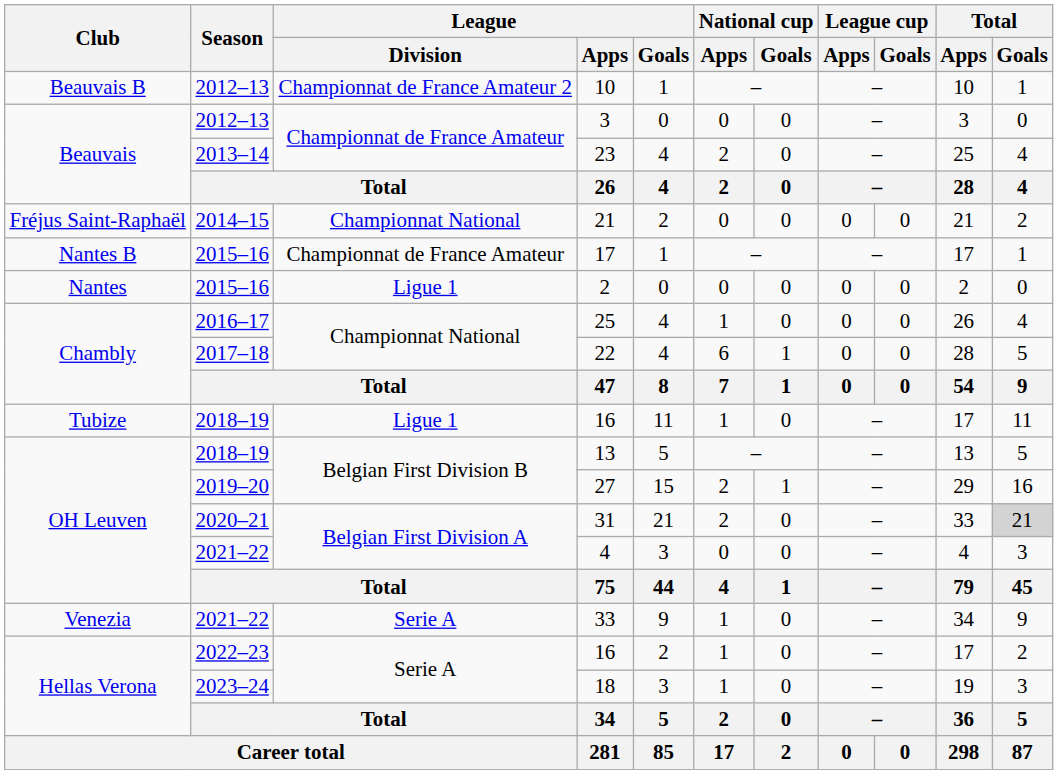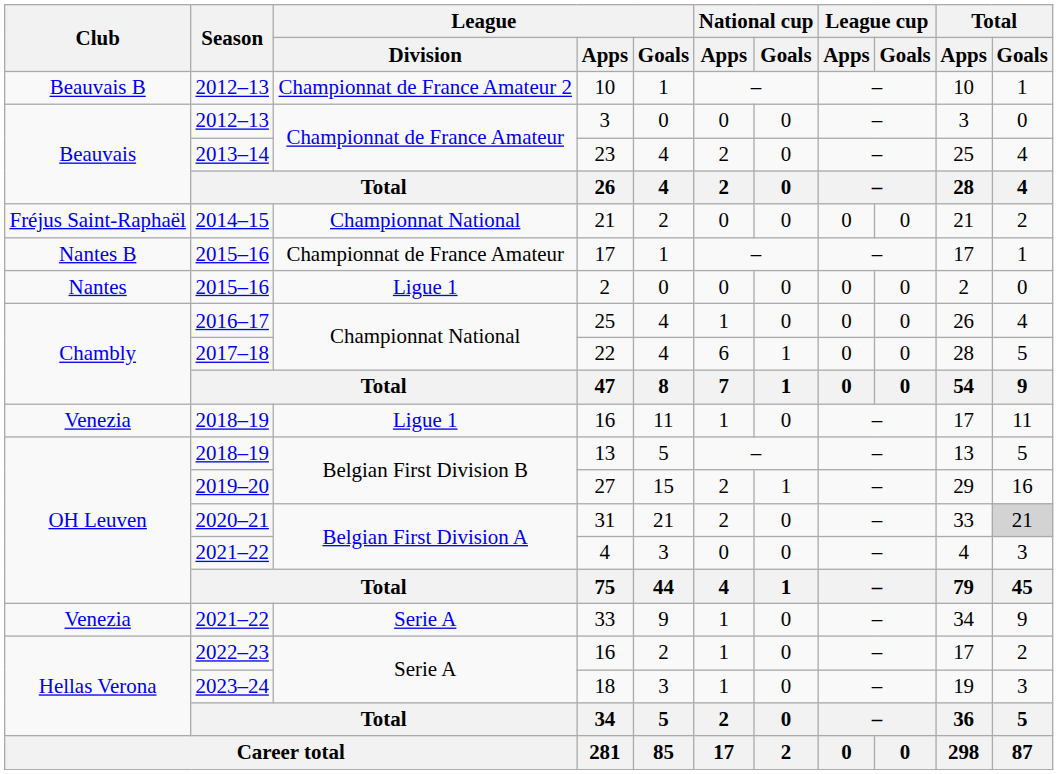(98, 420) Tubize -> (98, 420) Venezia
